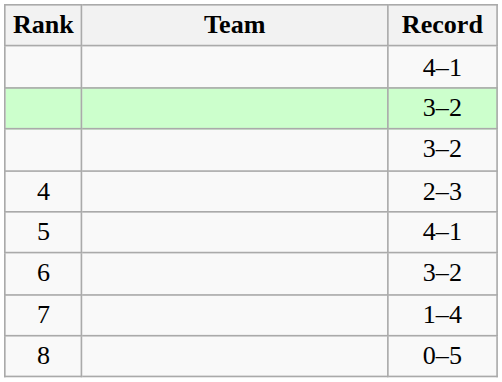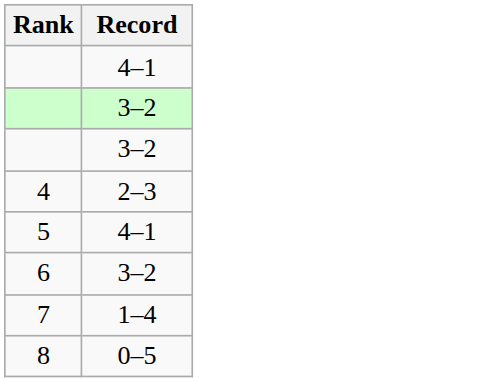- column: (235, 25)
